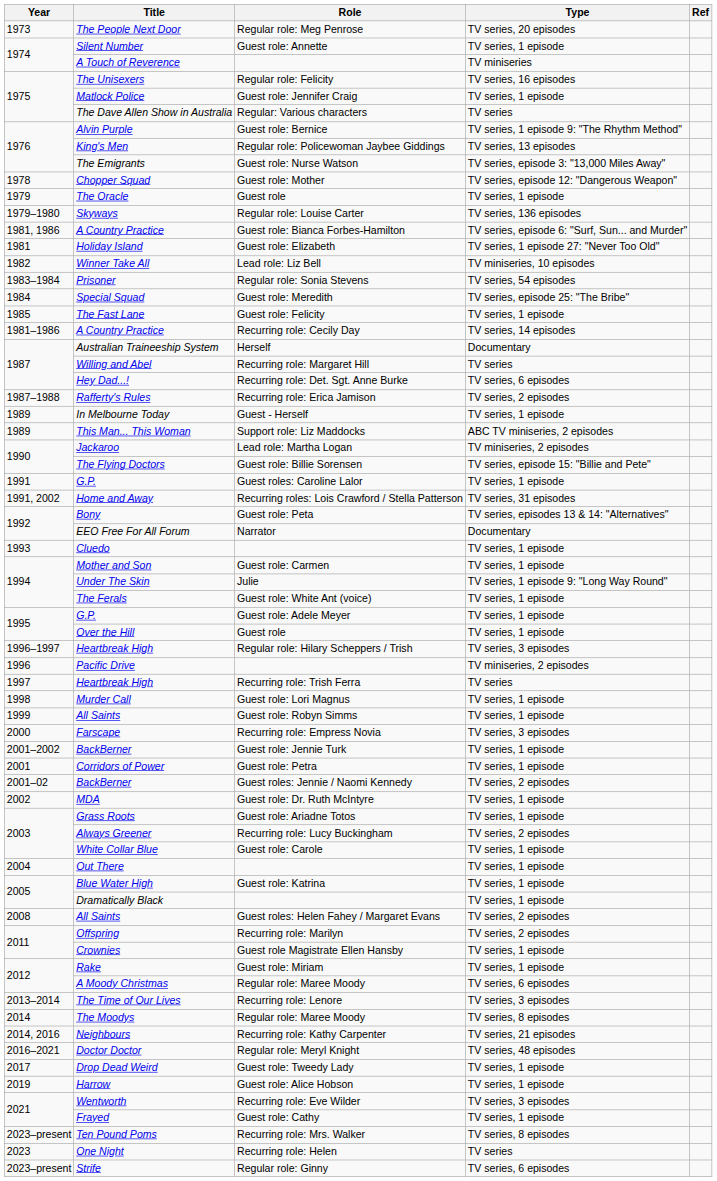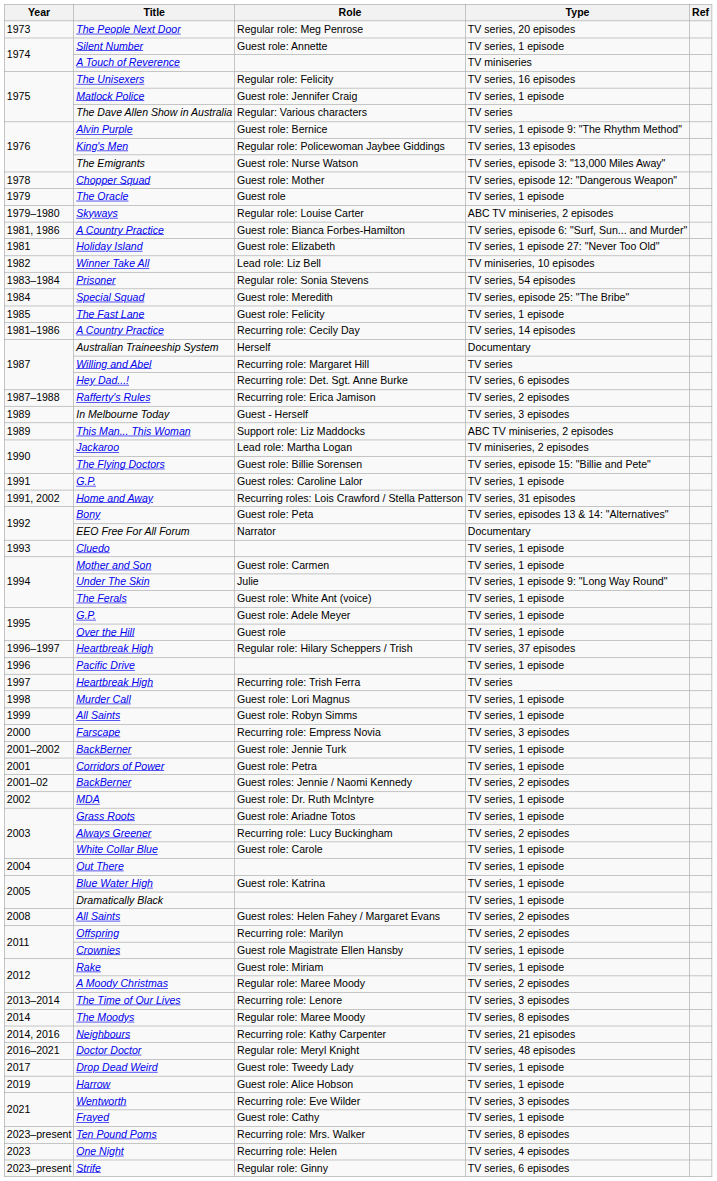(525, 213) TV series, 136 episodes -> (541, 213) ABC TV miniseries, 2 episodes
(516, 414) TV series, 1 episode -> (519, 414) TV series, 3 episodes
(519, 649) TV series, 3 episodes -> (522, 649) TV series, 37 episodes
(528, 666) TV miniseries, 2 episodes -> (516, 666) TV series, 1 episode
(519, 984) TV series, 6 episodes -> (519, 984) TV series, 2 episodes
(490, 1151) TV series -> (519, 1151) TV series, 4 episodes
